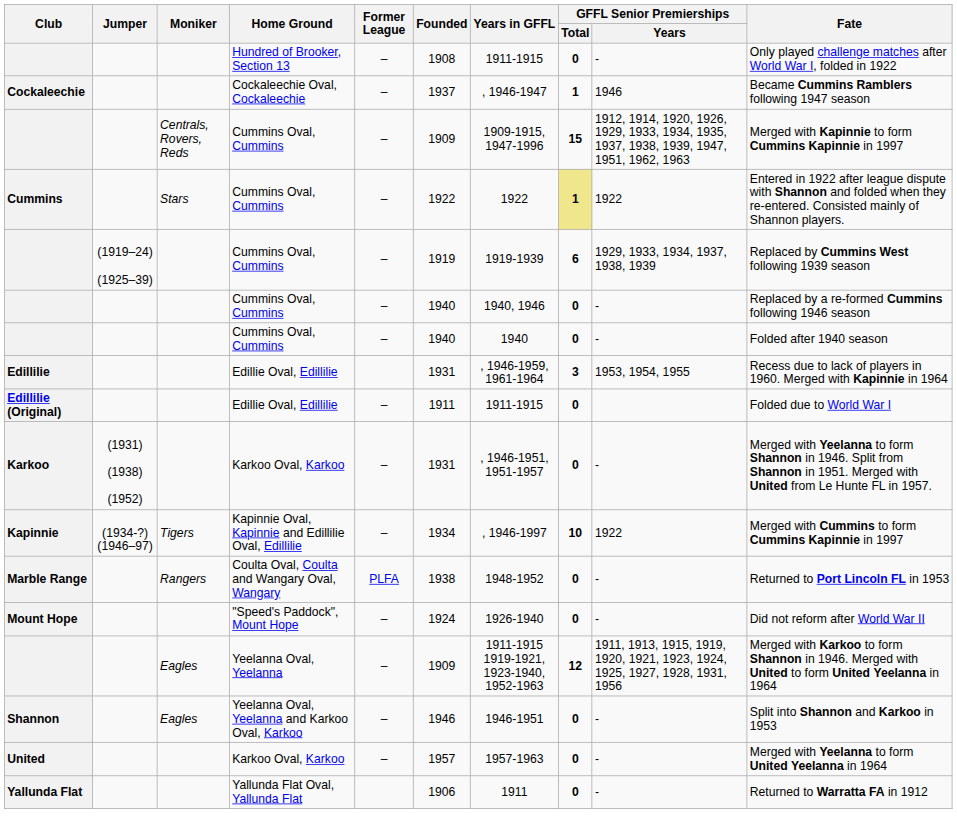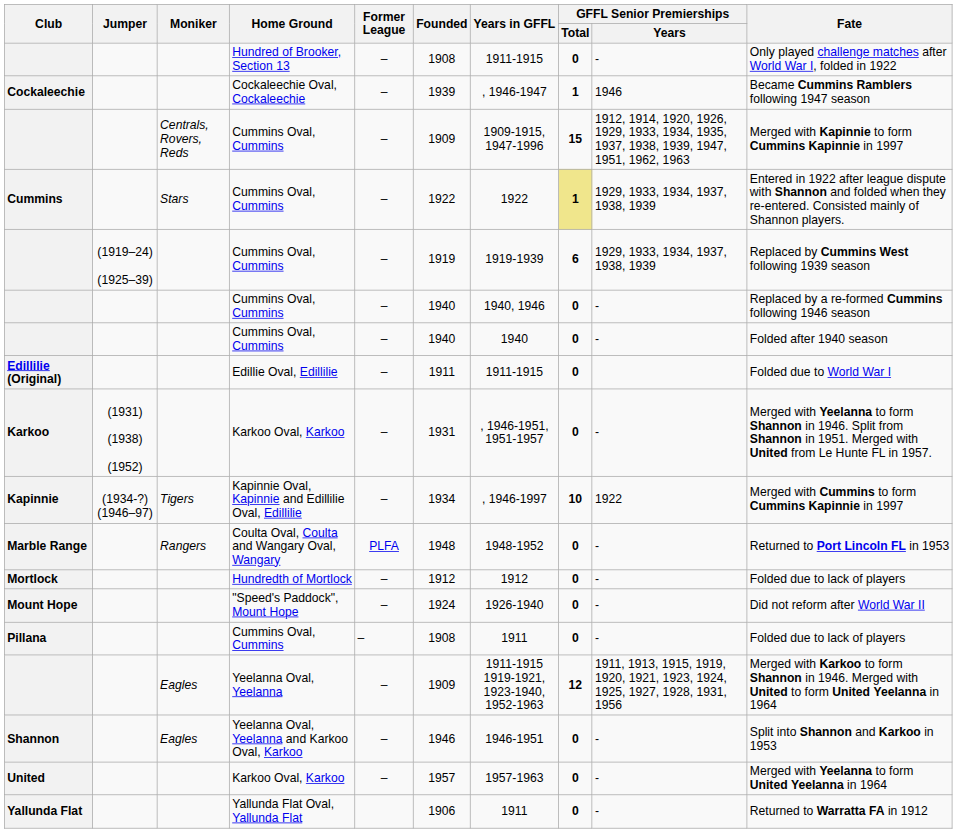(442, 92) 1937 -> (442, 92) 1939
(609, 199) 1922 -> (661, 199) 1929, 1933, 1934, 1937, 1938, 1939
- row: (28, 372)
(442, 579) 1938 -> (442, 546) 1948
+ row: (33, 579)
+ row: (27, 638)
